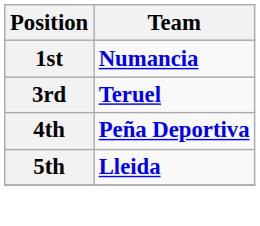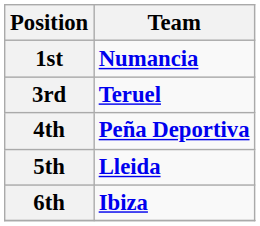+ row: (49, 202)
